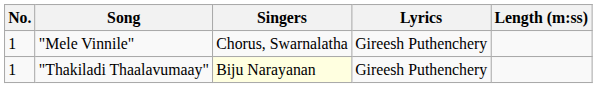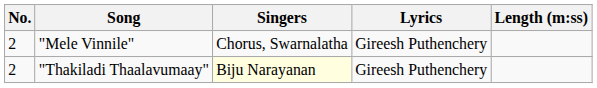(12, 43) 1 -> (12, 43) 2
(12, 69) 1 -> (12, 69) 2
